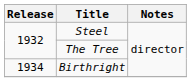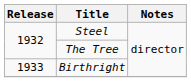(30, 67) 1934 -> (30, 67) 1933
